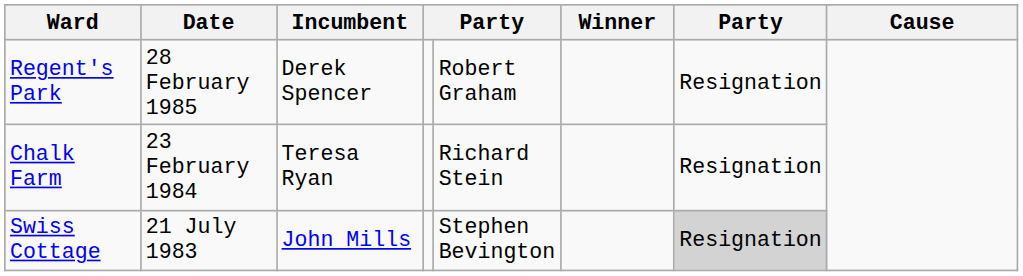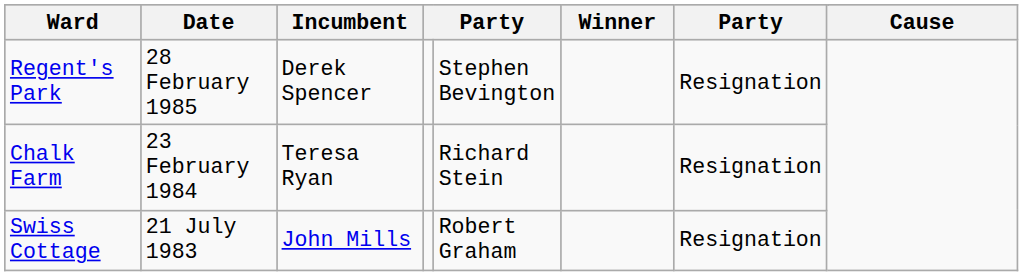(478, 82) Robert Graham -> (497, 82) Stephen Bevington
(497, 240) Stephen Bevington -> (478, 240) Robert Graham
(751, 240) lightgrey background -> (751, 240) no background
